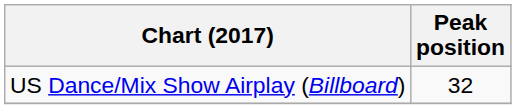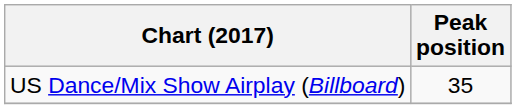(460, 84) 32 -> (460, 84) 35
